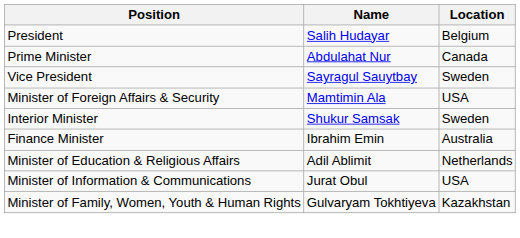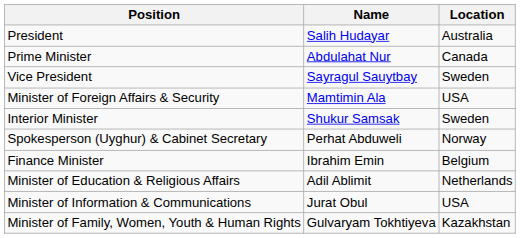(465, 35) Belgium -> (467, 35) Australia
+ row: (137, 139)
(467, 139) Australia -> (465, 160) Belgium
